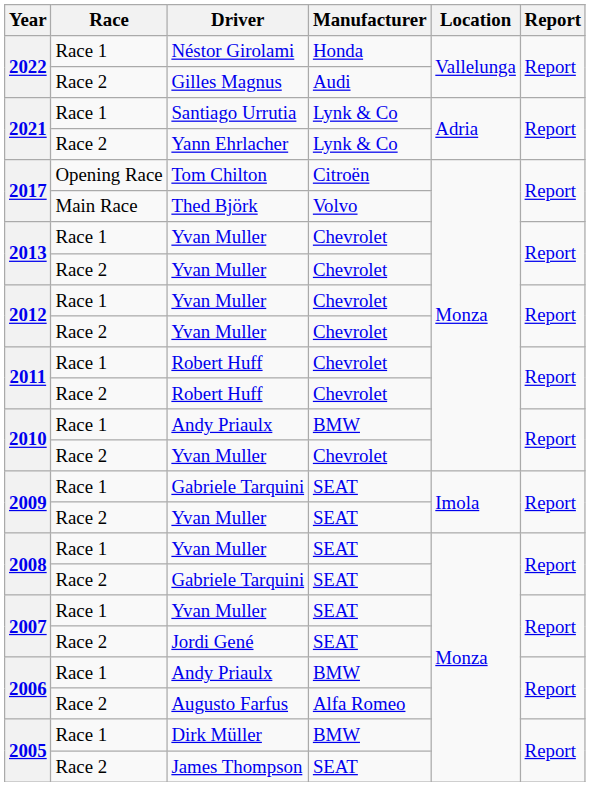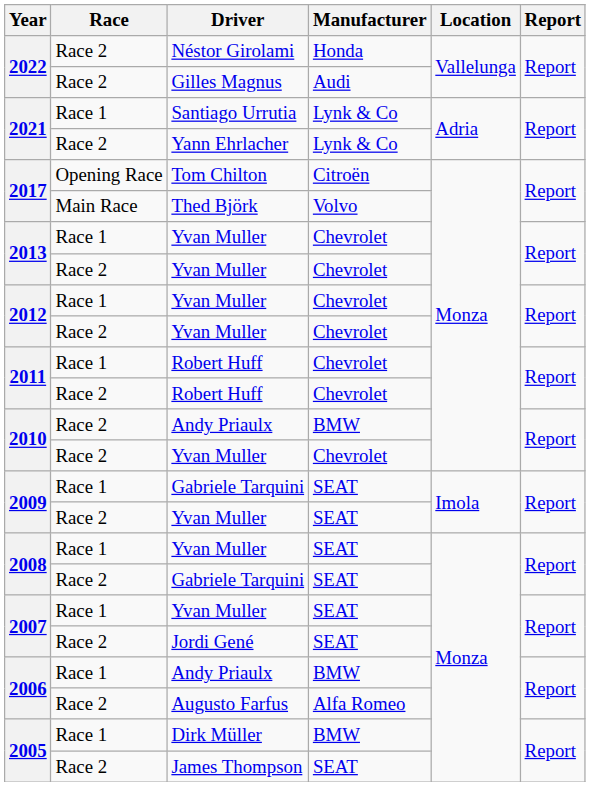(81, 51) Race 1 -> (81, 51) Race 2
(81, 424) Race 1 -> (81, 424) Race 2
